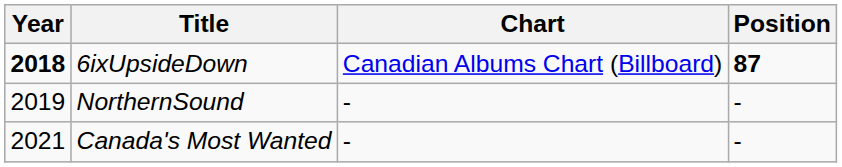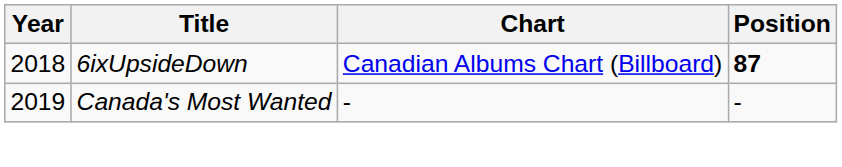(38, 63) bold -> (38, 63) normal
- row: (160, 102)
(38, 141) 2021 -> (38, 102) 2019
